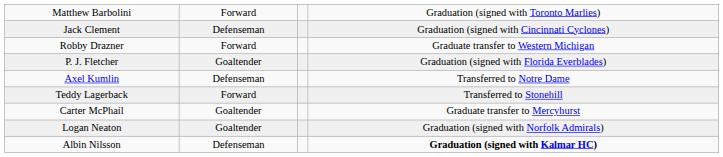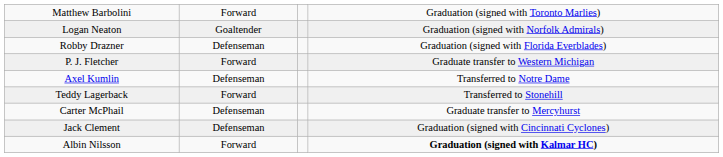rows swapped: (92, 29) <-> (92, 128)
(238, 45) Forward -> (238, 45) Defenseman
(513, 45) Graduate transfer to Western Michigan -> (513, 45) Graduation (signed with Florida Everblades)
(238, 62) Goaltender -> (238, 62) Forward
(513, 62) Graduation (signed with Florida Everblades) -> (513, 62) Graduate transfer to Western Michigan
(238, 111) Goaltender -> (238, 111) Defenseman
(238, 144) Defenseman -> (238, 144) Forward
